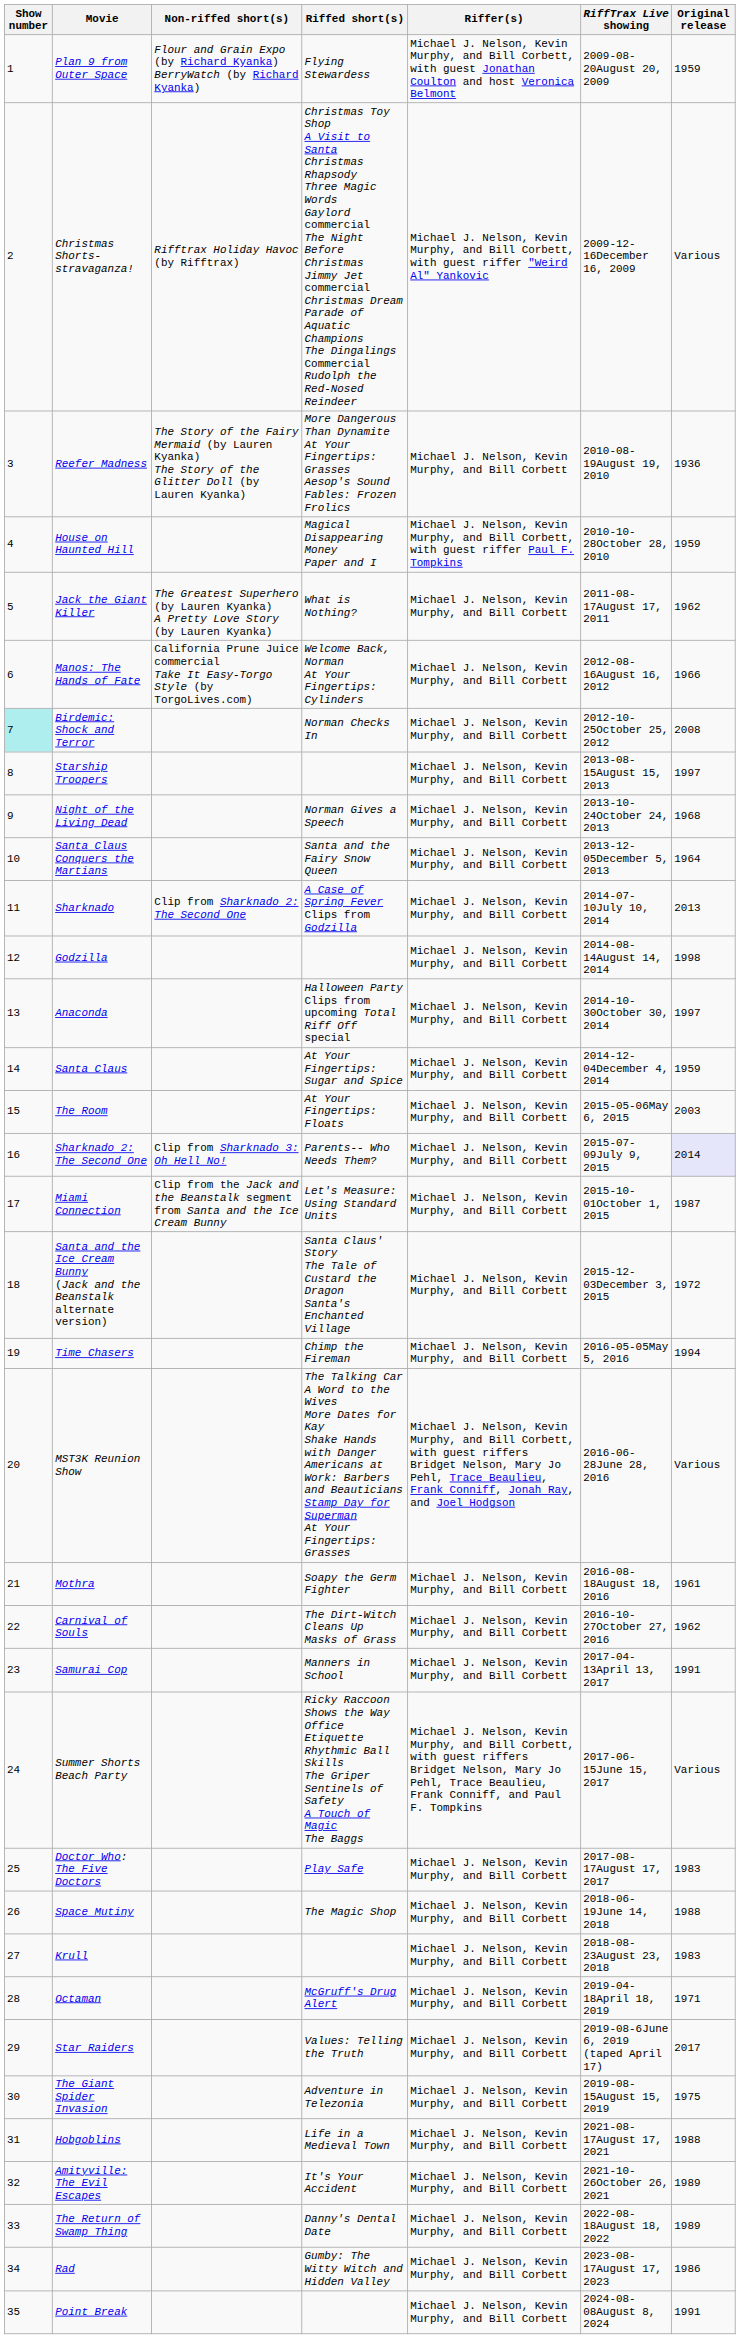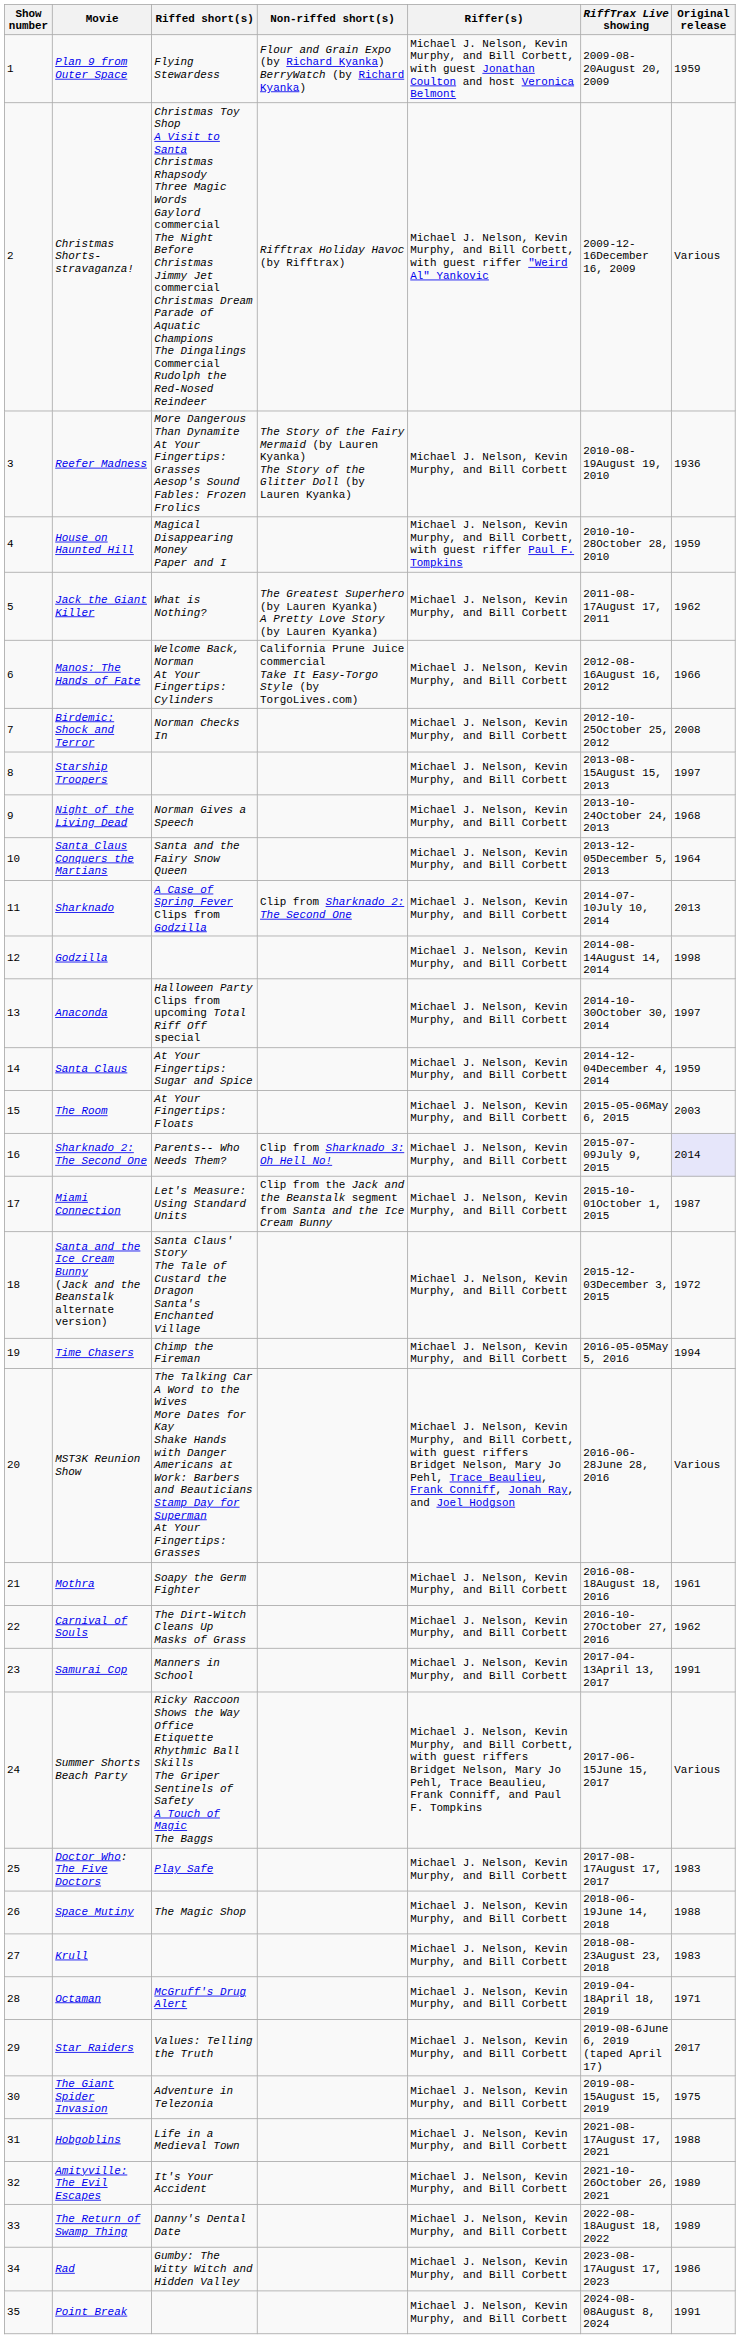columns swapped: (355, 20) <-> (227, 20)
(10, 730) paleturquoise background -> (10, 730) no background
